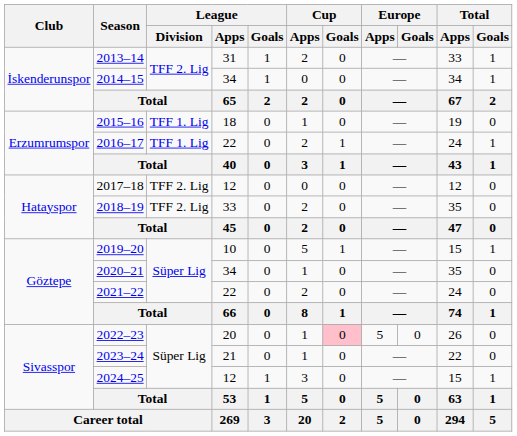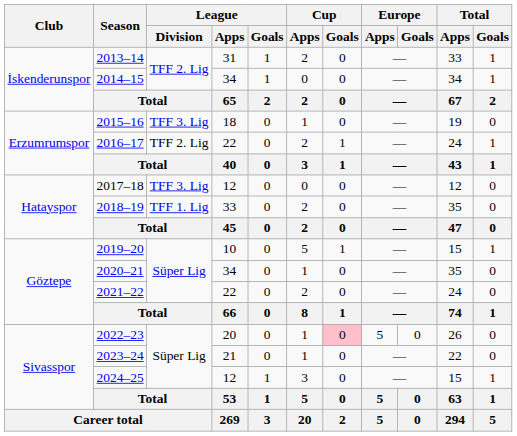(179, 121) TFF 1. Lig -> (179, 121) TFF 3. Lig
(179, 143) TFF 1. Lig -> (179, 143) TFF 2. Lig
(179, 185) TFF 2. Lig -> (179, 185) TFF 3. Lig
(179, 206) TFF 2. Lig -> (179, 206) TFF 1. Lig
